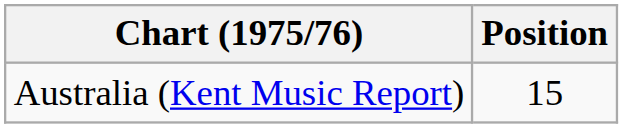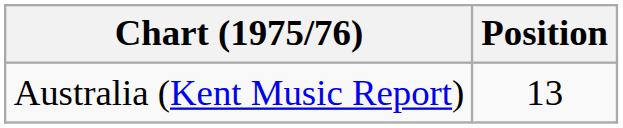(545, 92) 15 -> (545, 92) 13
